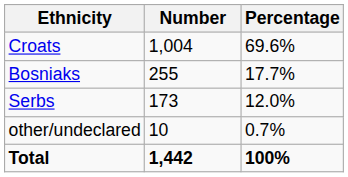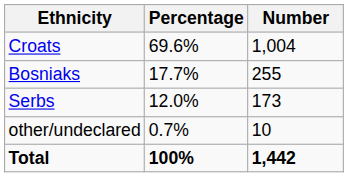columns swapped: (193, 18) <-> (292, 18)
